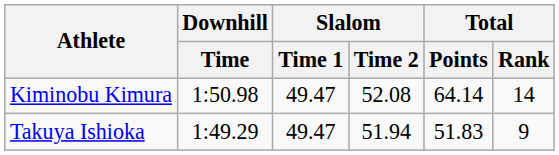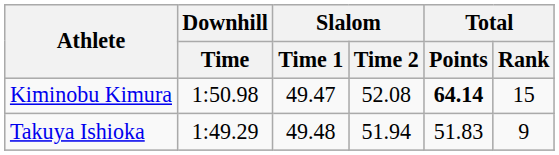(458, 95) normal -> (458, 95) bold
(524, 95) 14 -> (524, 95) 15
(311, 132) 49.47 -> (311, 132) 49.48
